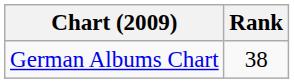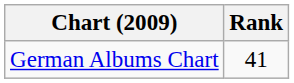(256, 59) 38 -> (256, 59) 41
